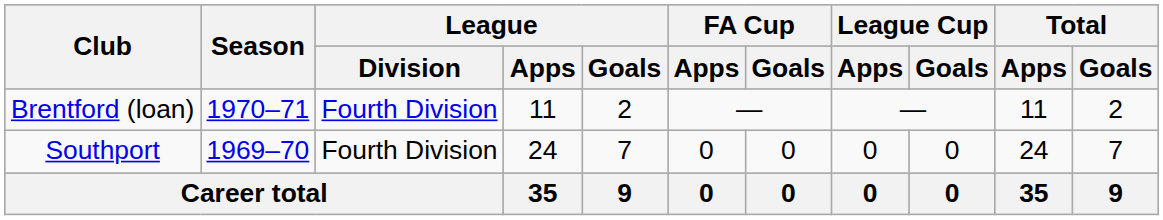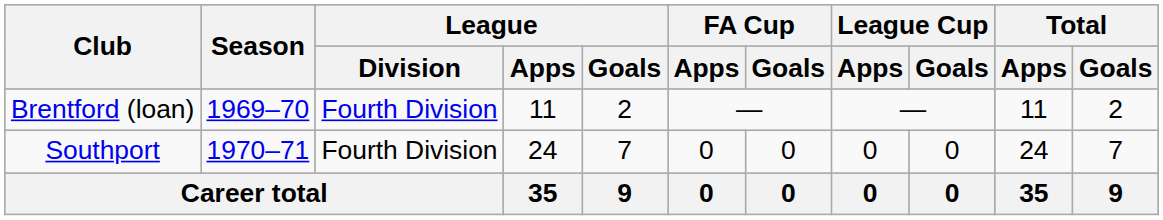(258, 109) 1970–71 -> (258, 109) 1969–70
(258, 151) 1969–70 -> (258, 151) 1970–71
